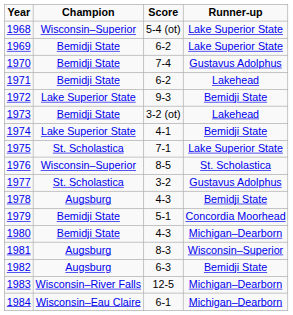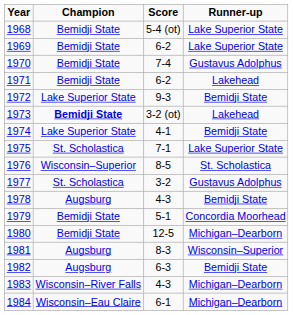(88, 30) Wisconsin–Superior -> (88, 30) Bemidji State
(88, 115) normal -> (88, 115) bold
(163, 234) 4-3 -> (163, 234) 12-5
(163, 285) 12-5 -> (163, 285) 4-3
